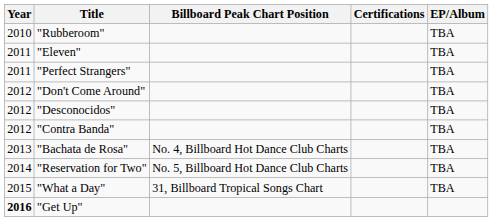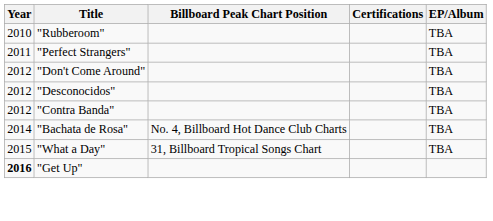- row: (59, 52)
(19, 149) 2013 -> (19, 129) 2014
- row: (92, 168)
